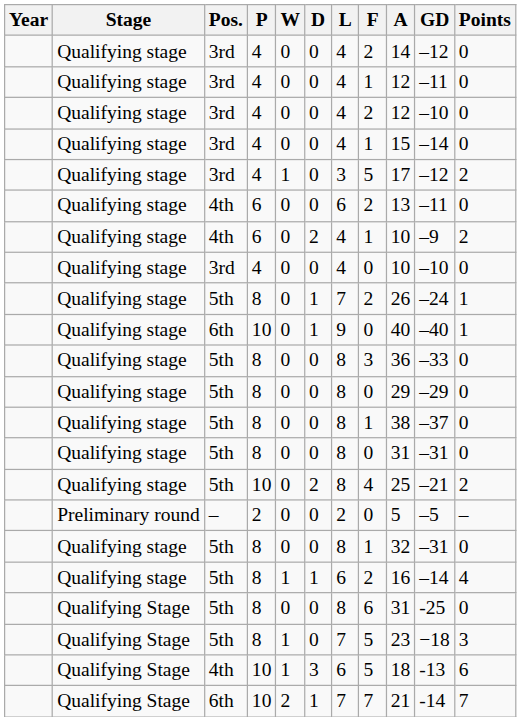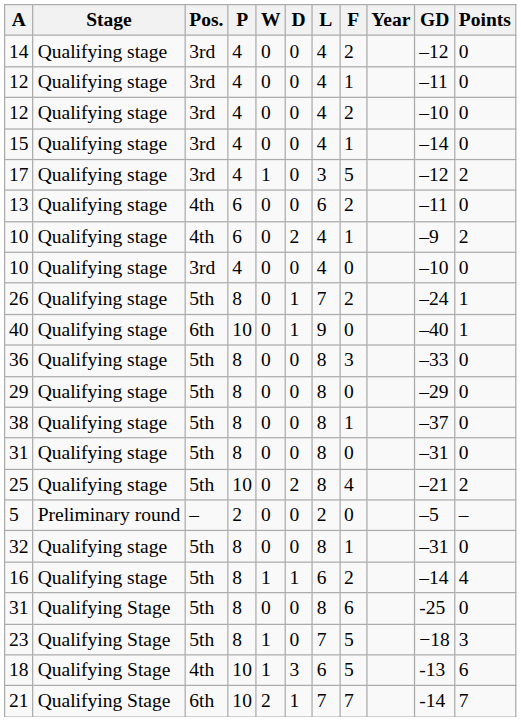columns swapped: (29, 19) <-> (401, 19)
